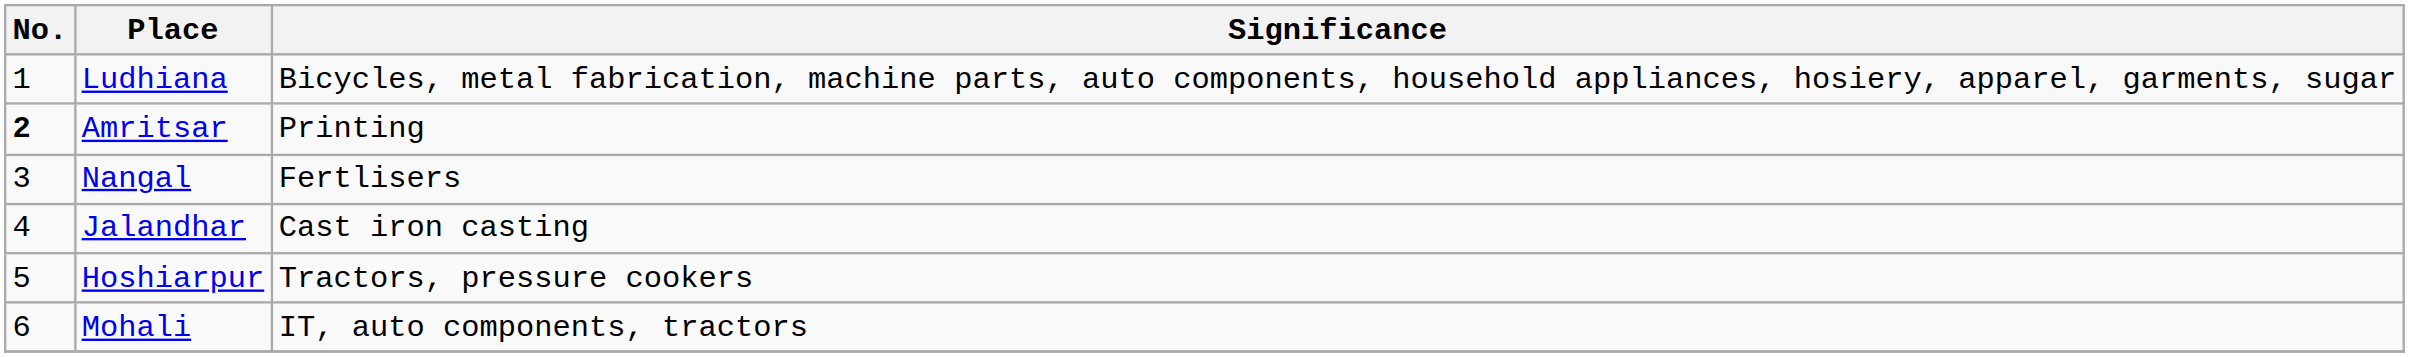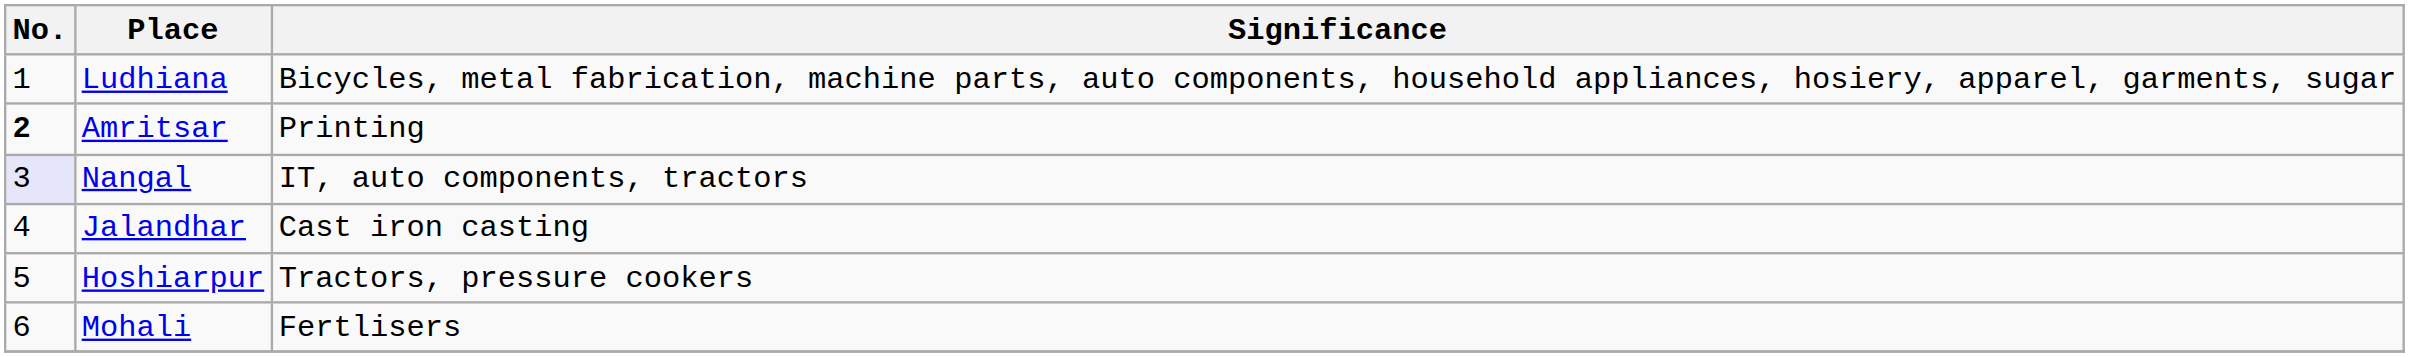(22, 179) no background -> (22, 179) lavender background
(370, 179) Fertlisers -> (543, 179) IT, auto components, tractors
(543, 327) IT, auto components, tractors -> (370, 327) Fertlisers
